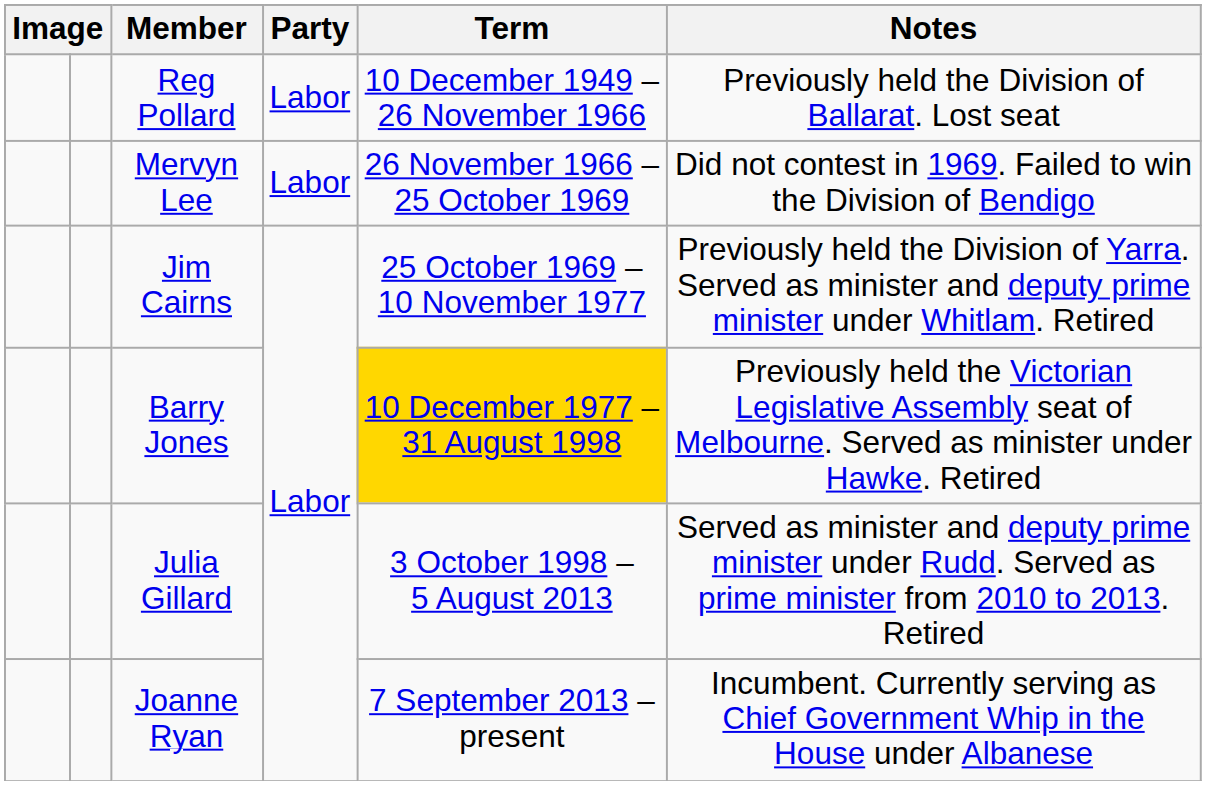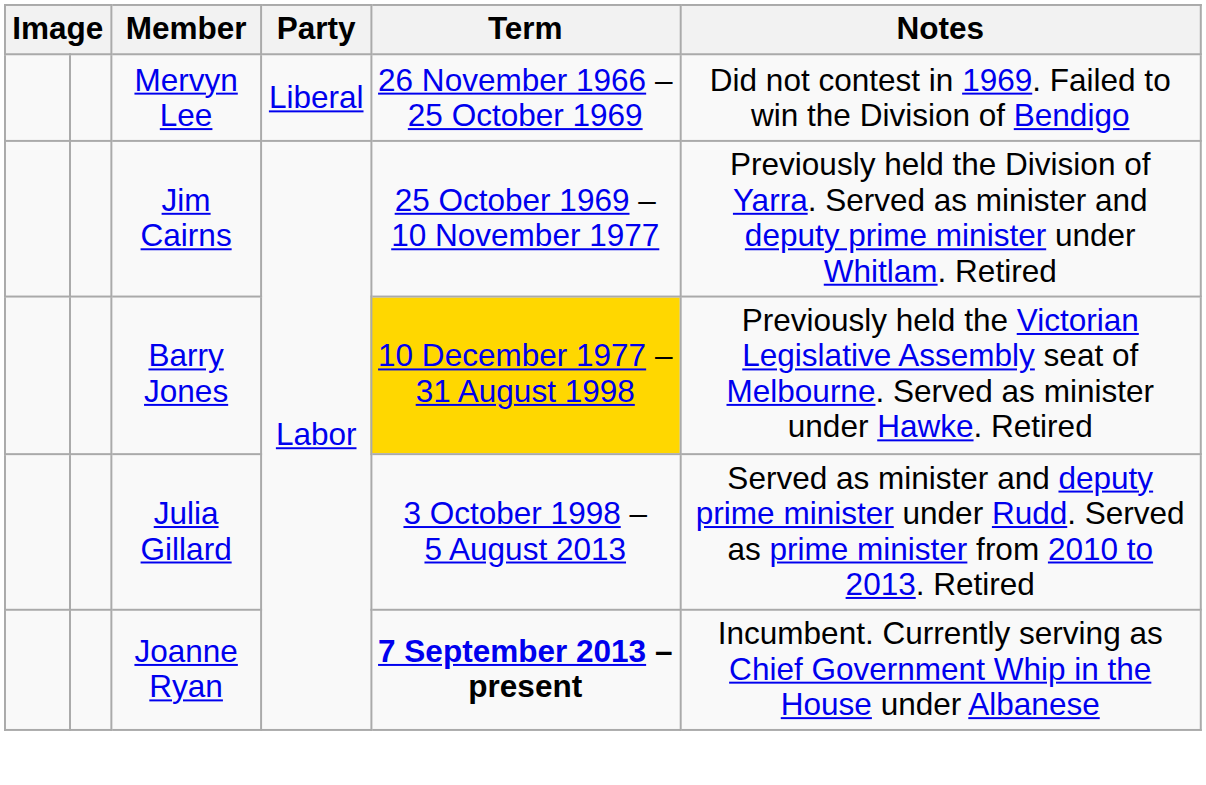- row: (186, 97)
(310, 182) Labor -> (316, 97) Liberal
(512, 719) normal -> (525, 669) bold
